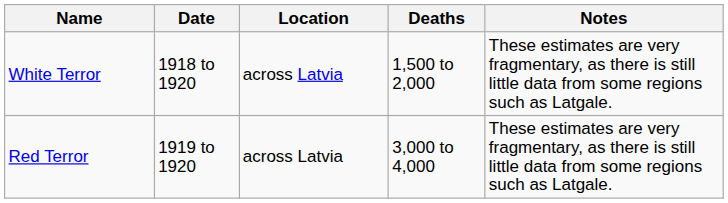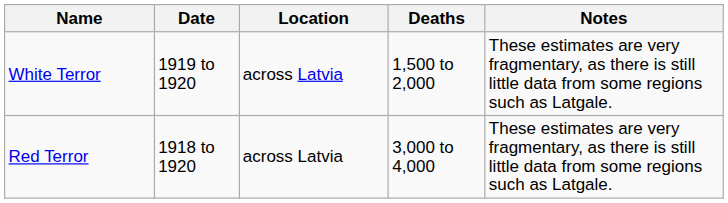(186, 74) 1918 to 1920 -> (186, 74) 1919 to 1920
(186, 157) 1919 to 1920 -> (186, 157) 1918 to 1920
